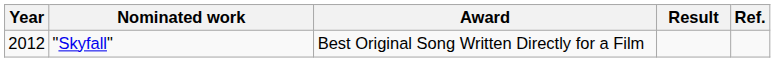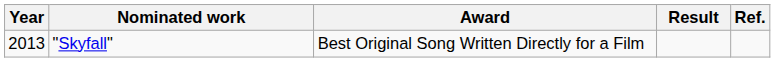(27, 43) 2012 -> (27, 43) 2013
